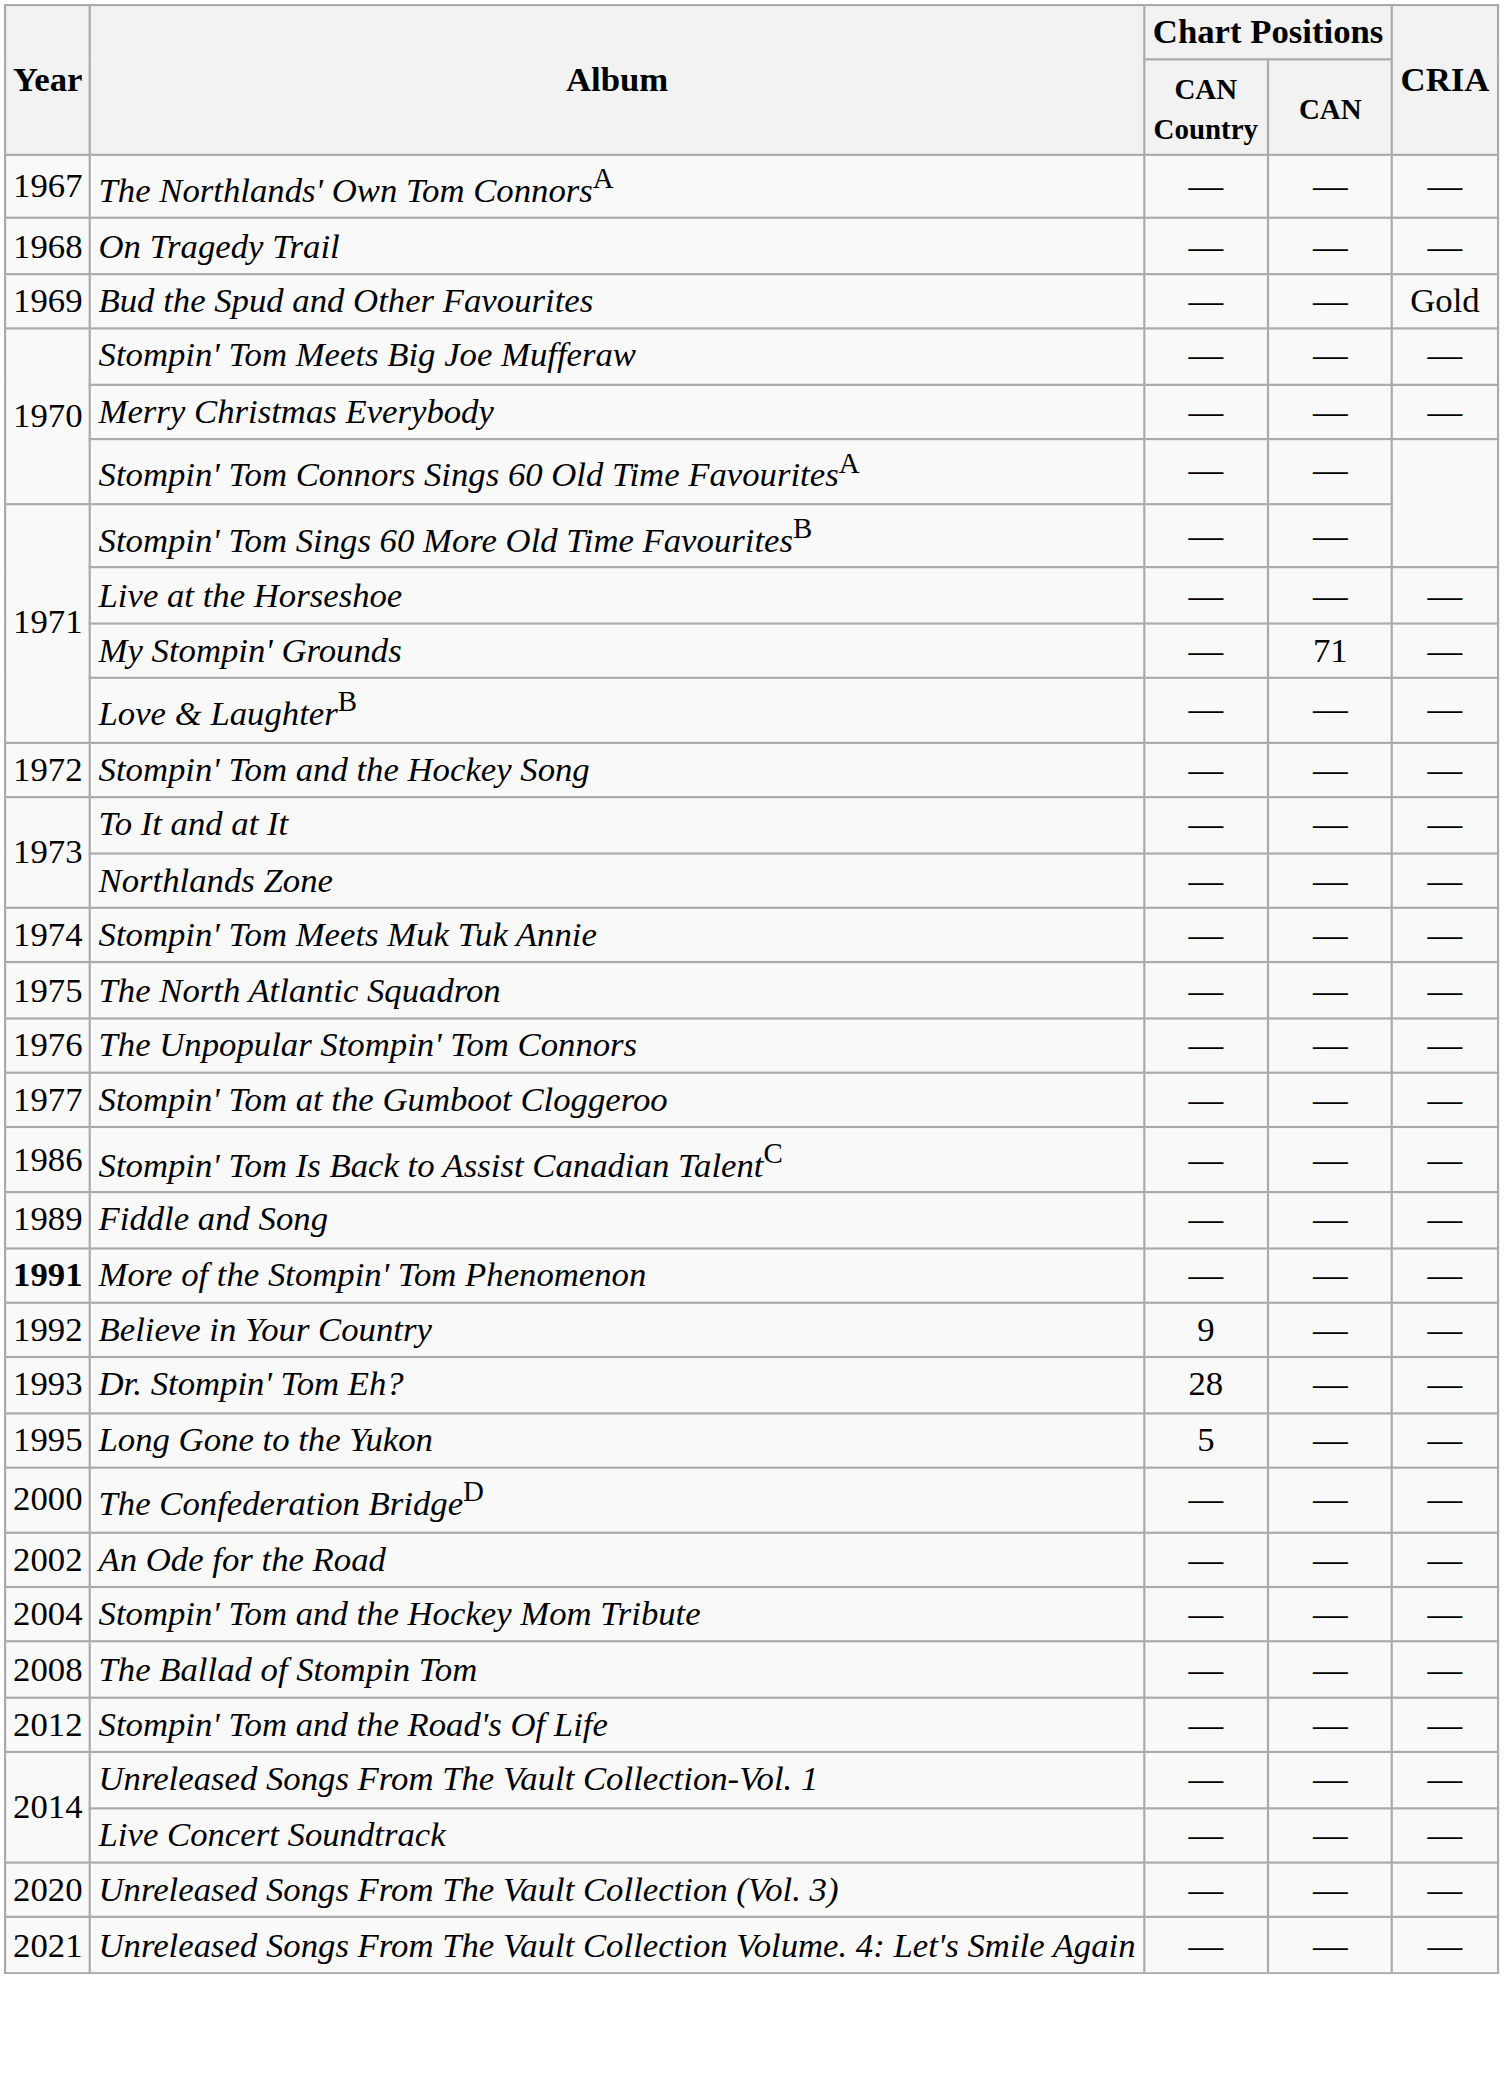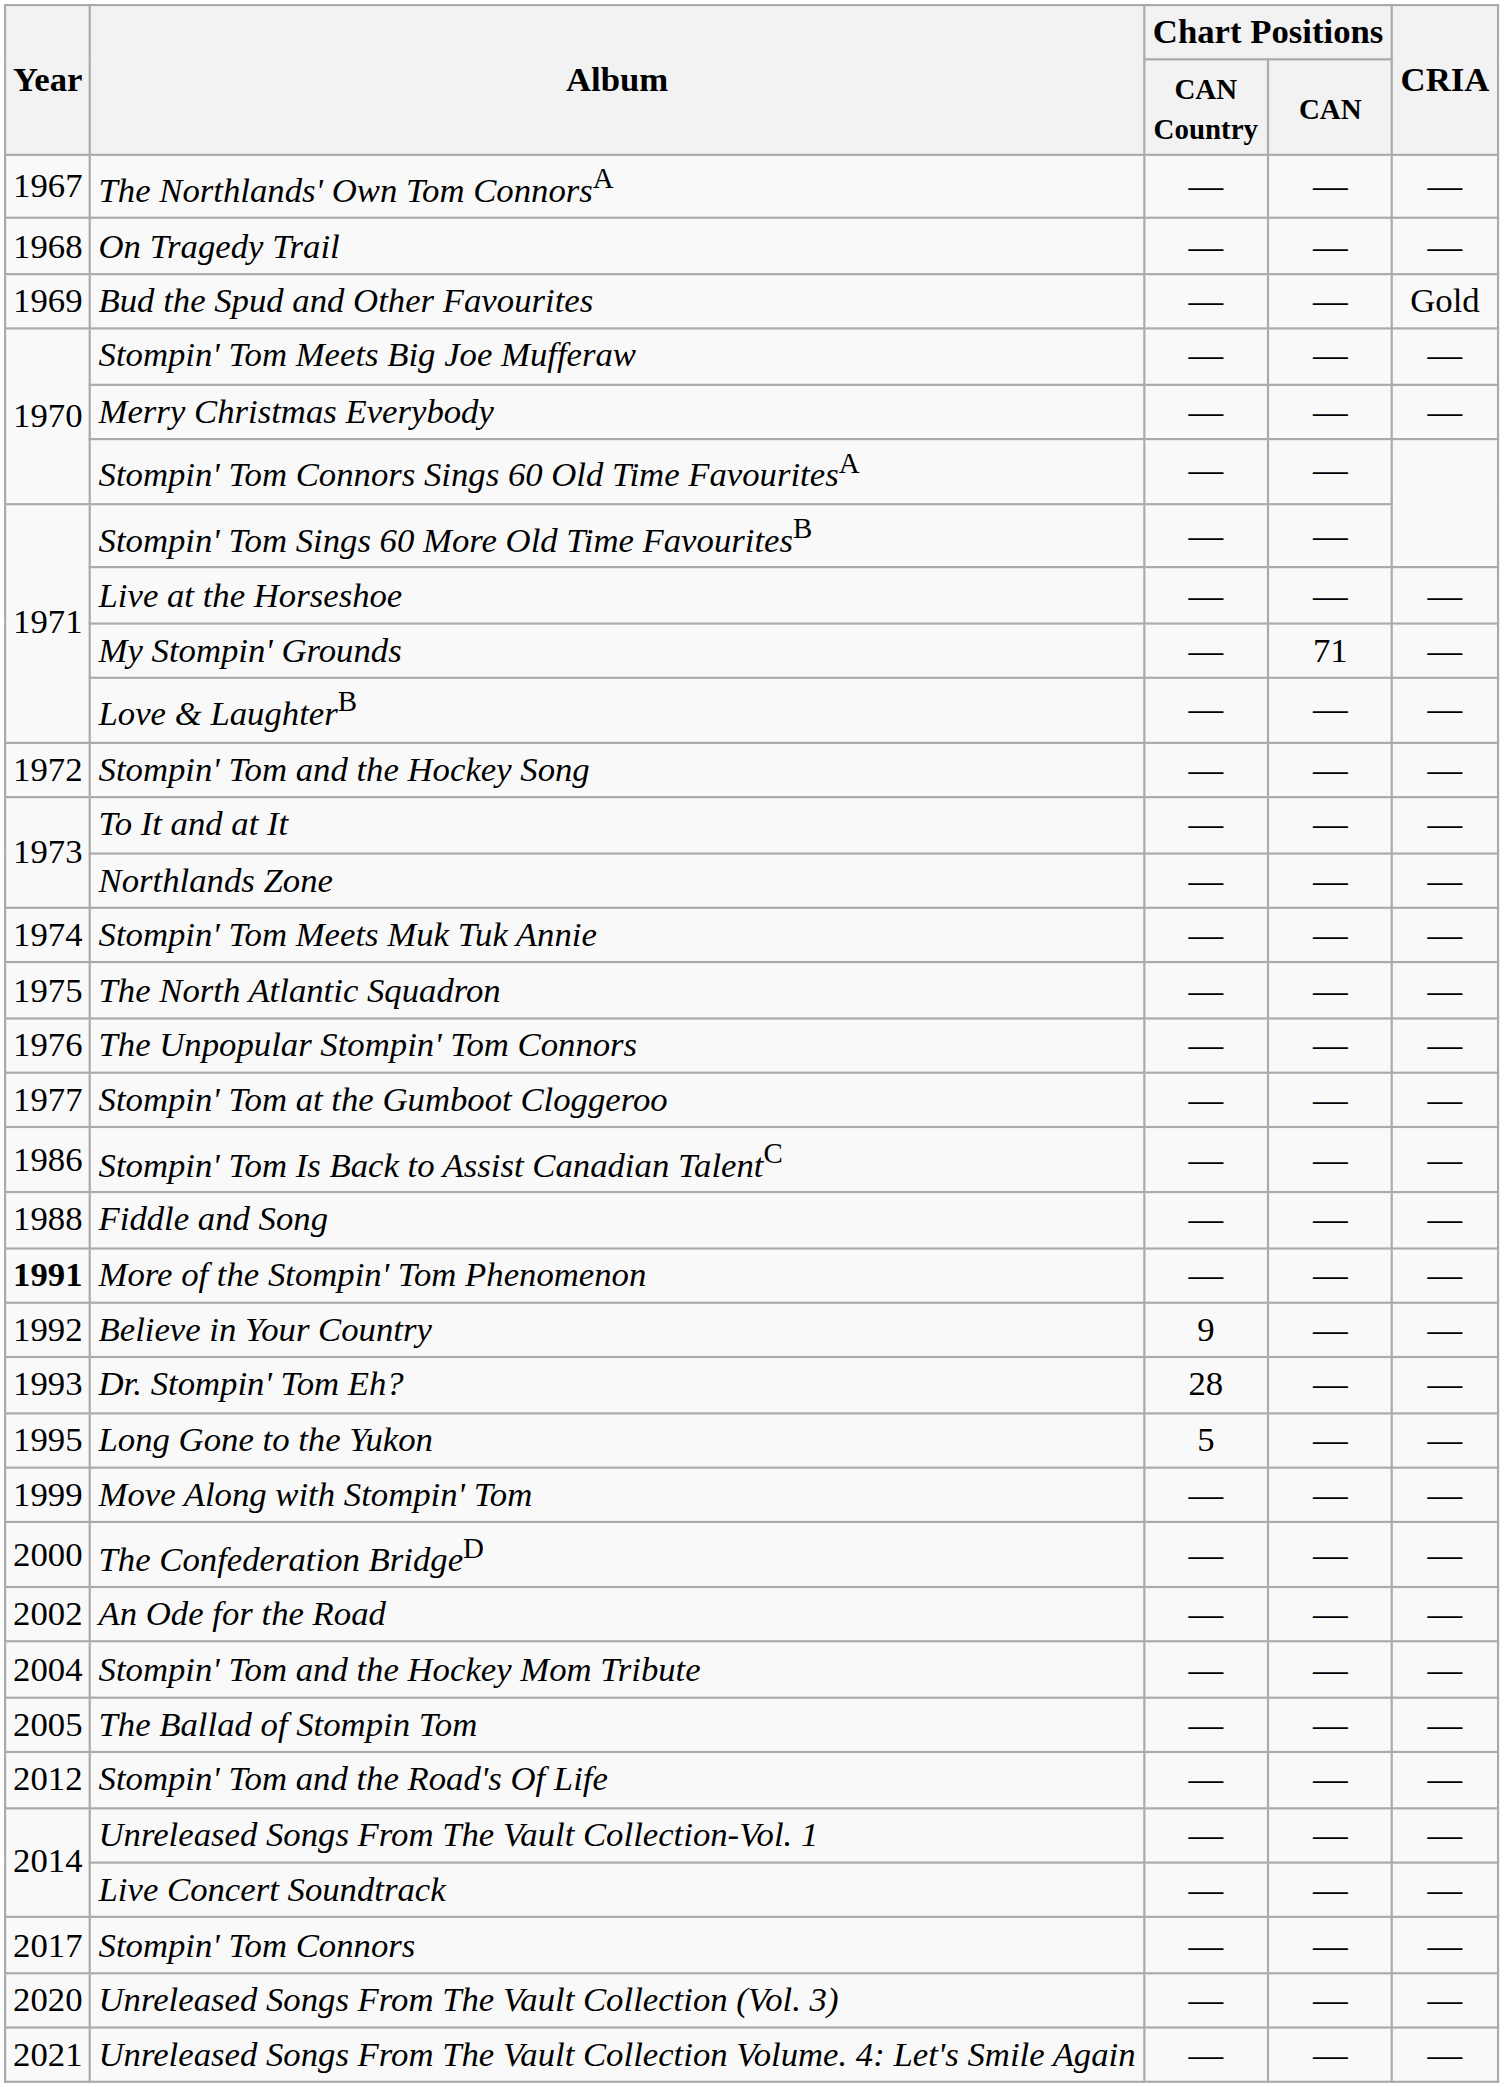(48, 1219) 1989 -> (48, 1219) 1988
+ row: (315, 1494)
(48, 1669) 2008 -> (48, 1724) 2005
+ row: (257, 1944)
